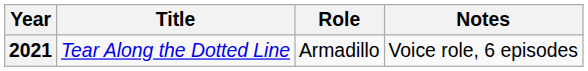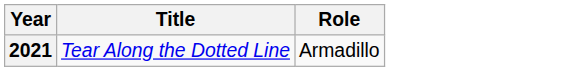- column: (483, 19)
